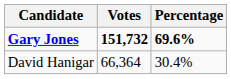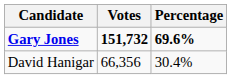(121, 62) 66,364 -> (121, 62) 66,356
